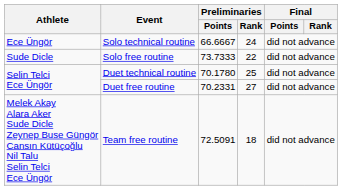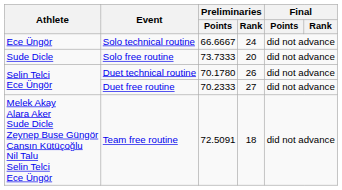(251, 57) 22 -> (251, 57) 20
(251, 72) 25 -> (251, 72) 26
(218, 88) 70.2331 -> (218, 88) 70.2333
